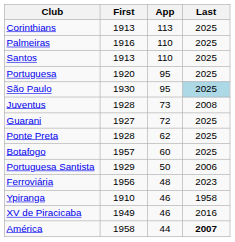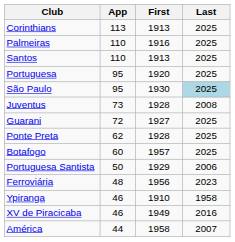columns swapped: (165, 12) <-> (124, 12)
(206, 228) bold -> (206, 228) normal
